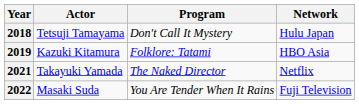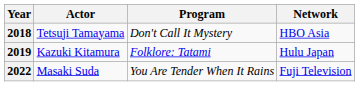(307, 33) Hulu Japan -> (304, 33) HBO Asia
(304, 52) HBO Asia -> (307, 52) Hulu Japan
- row: (19, 71)
